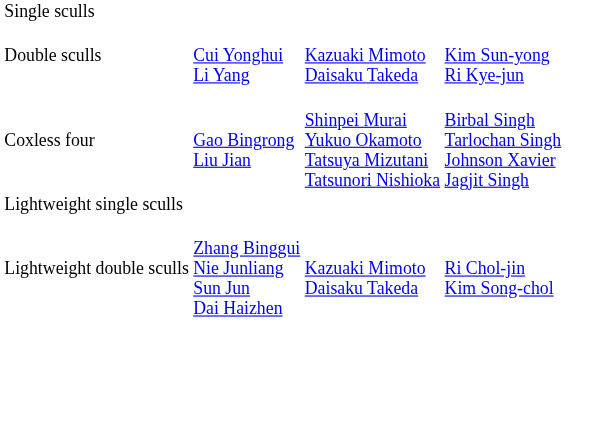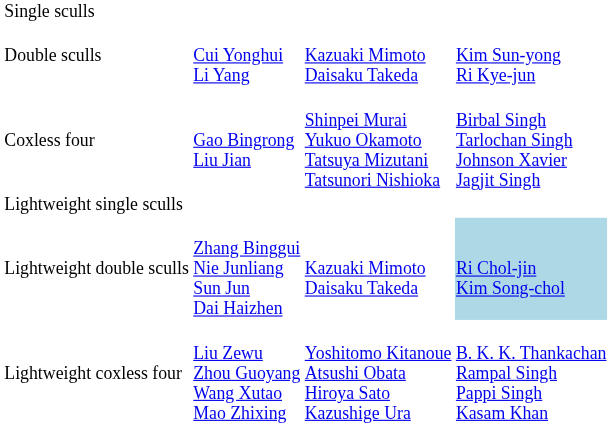(499, 278) no background -> (510, 278) lightblue background
+ row: (93, 373)
